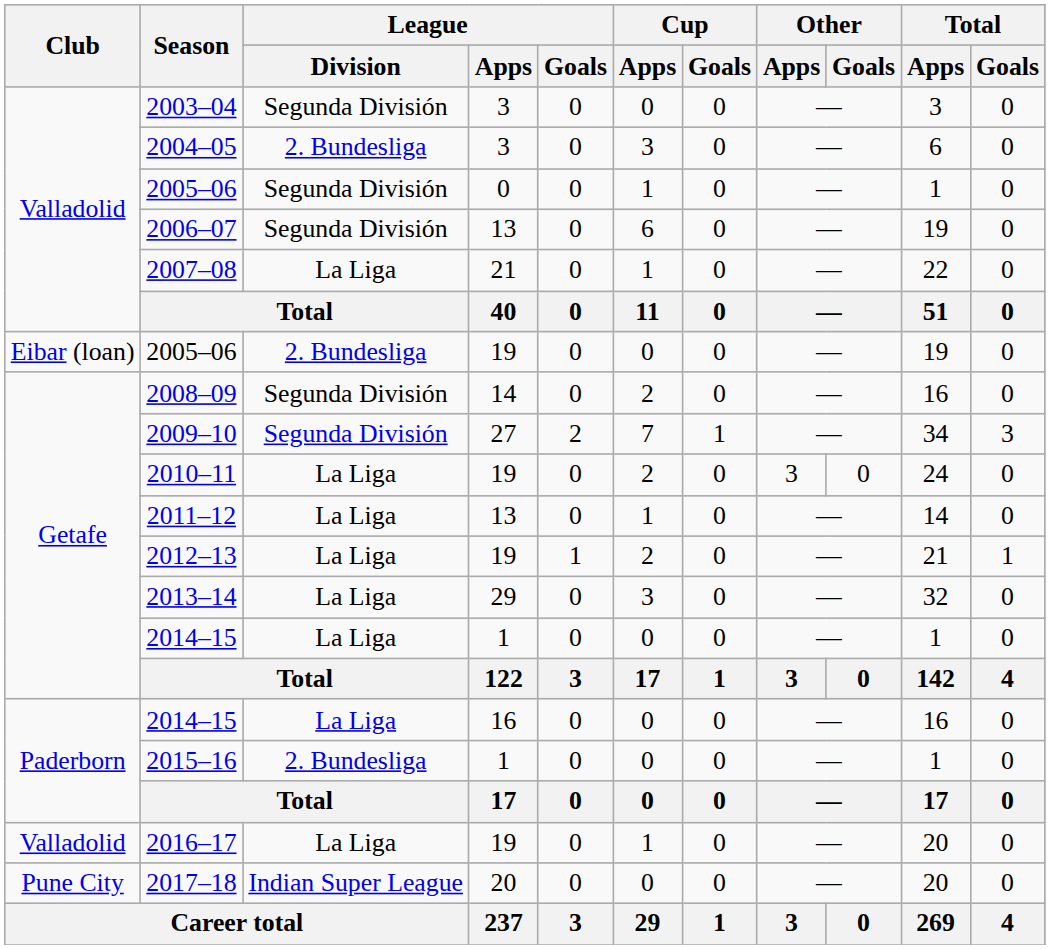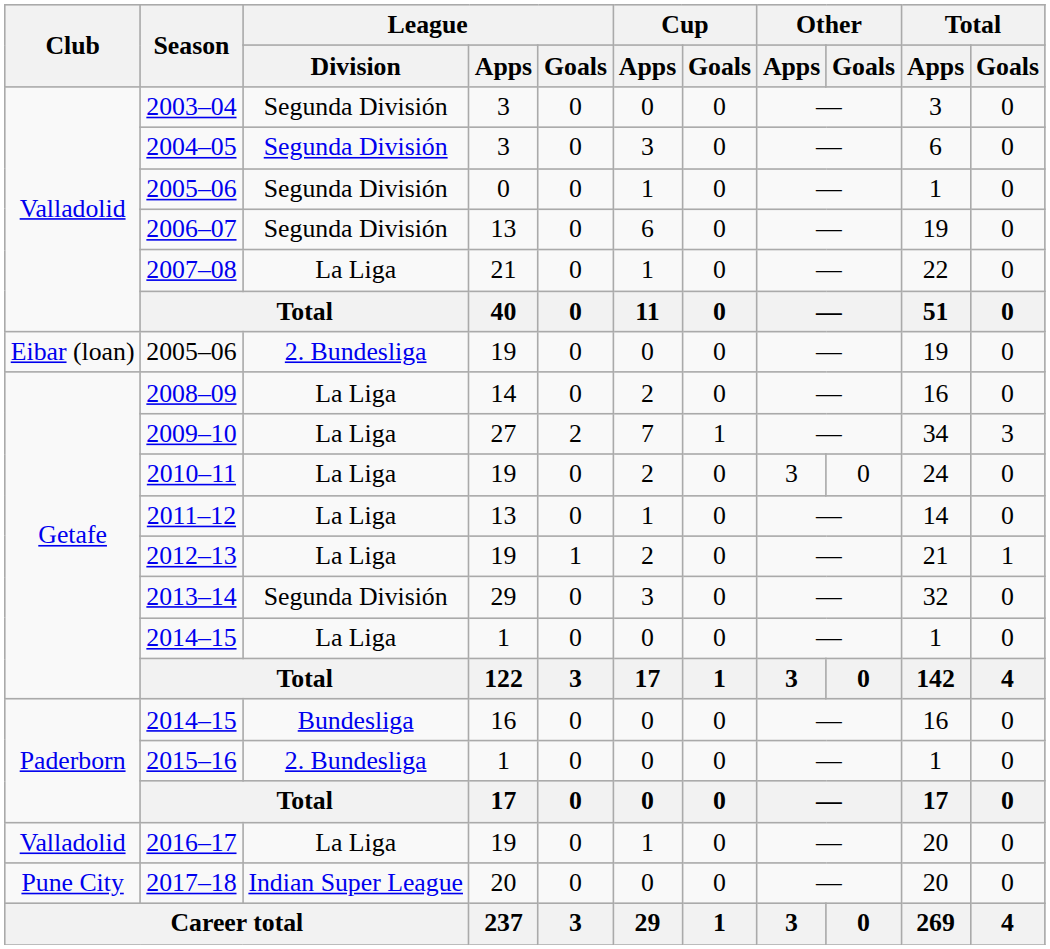(356, 147) 2. Bundesliga -> (356, 147) Segunda División
(356, 392) Segunda División -> (356, 392) La Liga
(356, 433) Segunda División -> (356, 433) La Liga
(356, 596) La Liga -> (356, 596) Segunda División
(356, 719) La Liga -> (356, 719) Bundesliga
